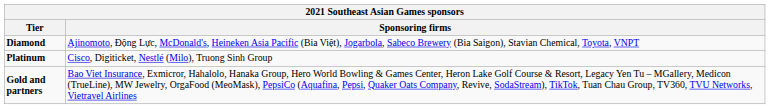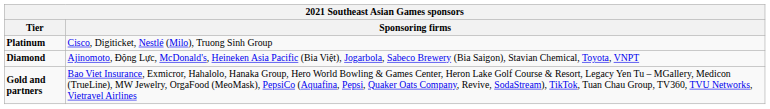rows swapped: (26, 43) <-> (26, 58)
